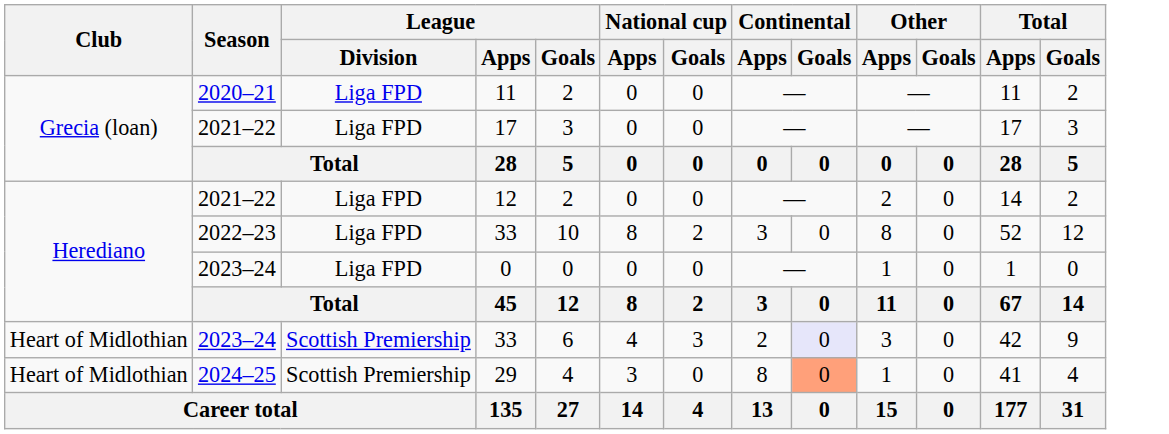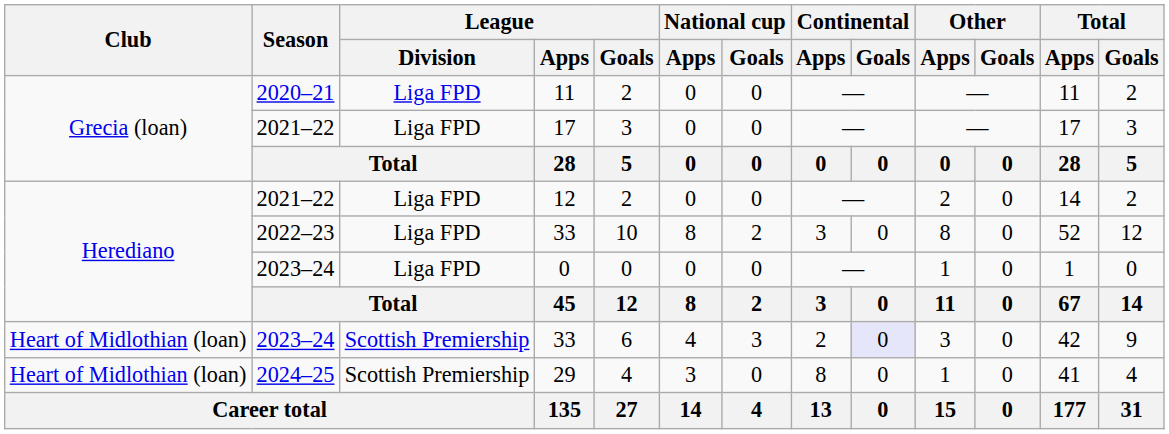(99, 339) Heart of Midlothian -> (128, 339) Heart of Midlothian (loan)
(99, 374) Heart of Midlothian -> (128, 374) Heart of Midlothian (loan)
(824, 374) lightsalmon background -> (883, 374) no background
